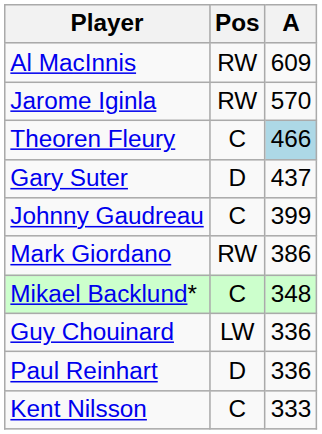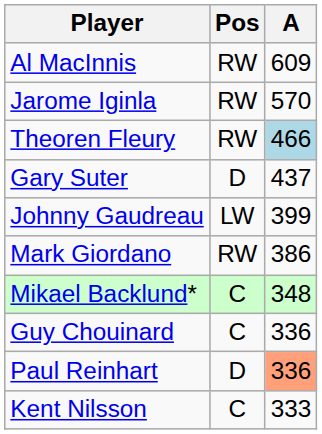(237, 139) C -> (237, 139) RW
(237, 216) C -> (237, 216) LW
(237, 332) LW -> (237, 332) C
(291, 370) no background -> (291, 370) lightsalmon background
